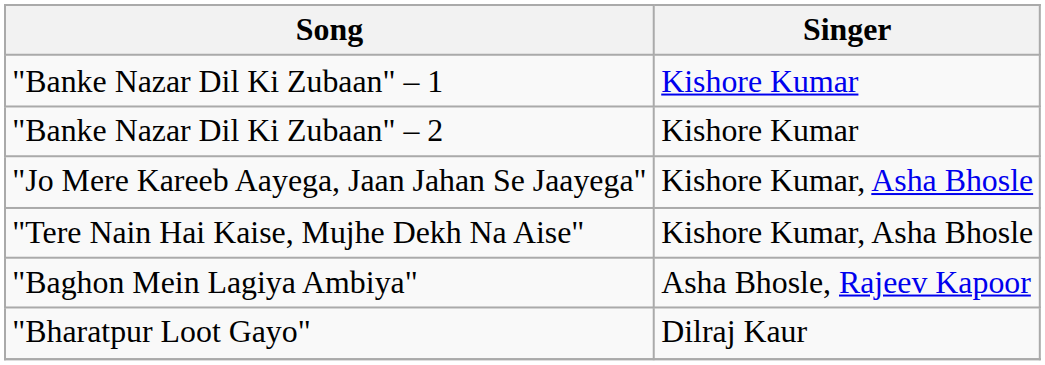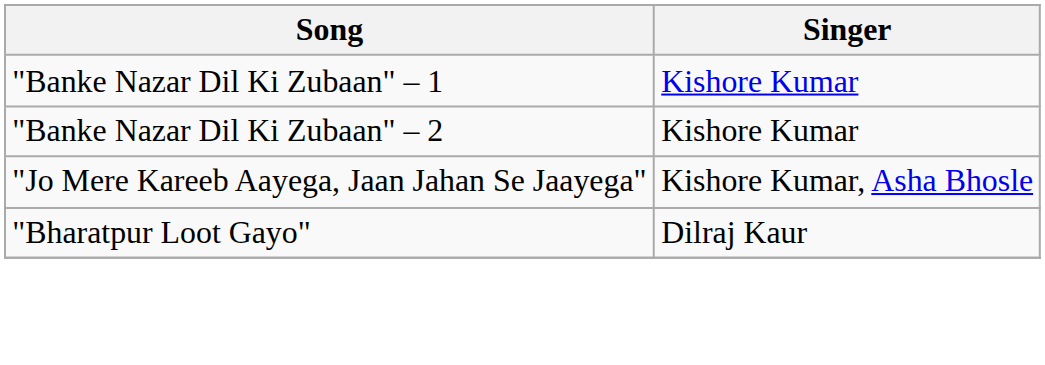- row: (298, 231)
- row: (215, 282)
